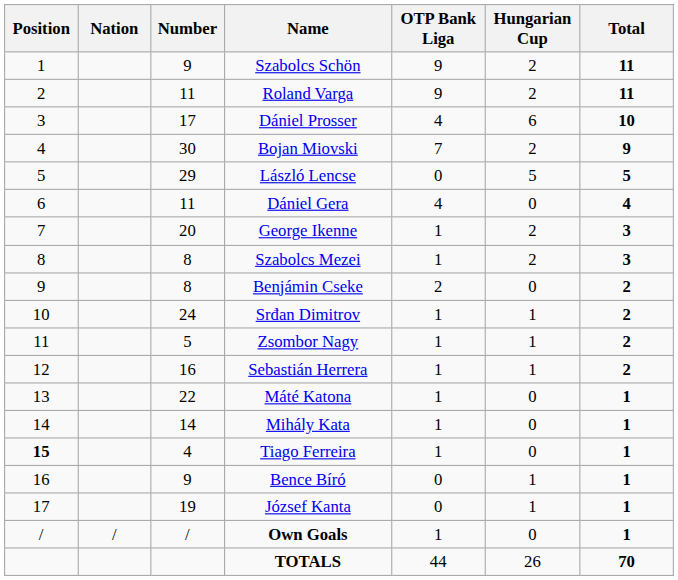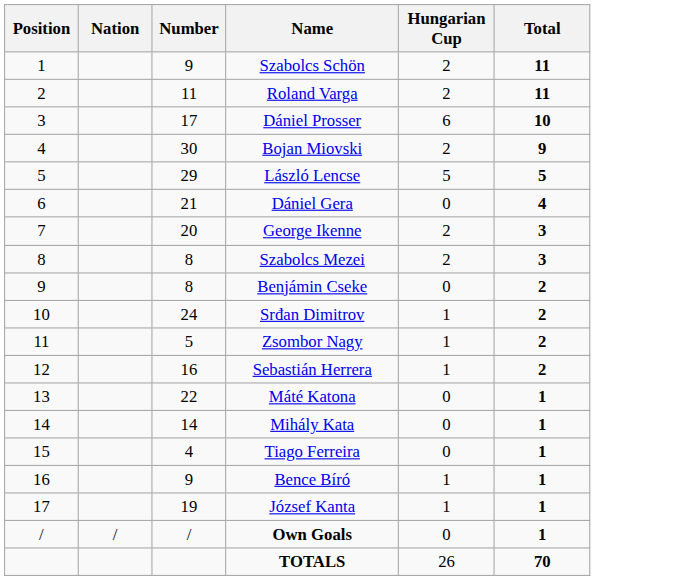- column: (438, 28)
(187, 203) 11 -> (189, 203) 21
(41, 451) bold -> (41, 451) normal
